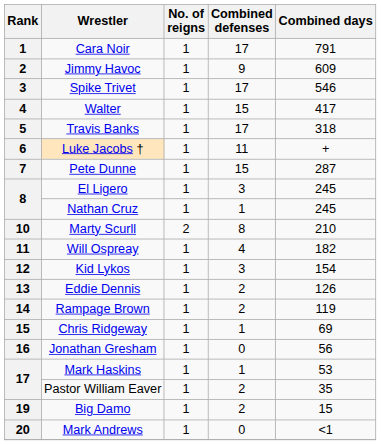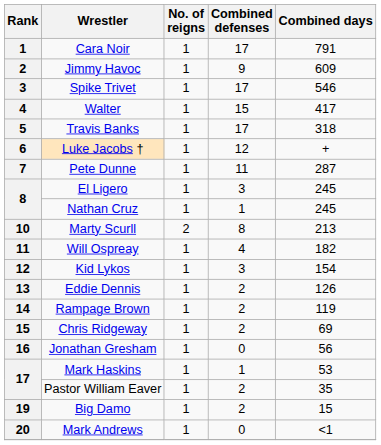(242, 149) 11 -> (242, 149) 12
(242, 169) 15 -> (242, 169) 11
(326, 229) 210 -> (326, 229) 213
(242, 329) 1 -> (242, 329) 2
